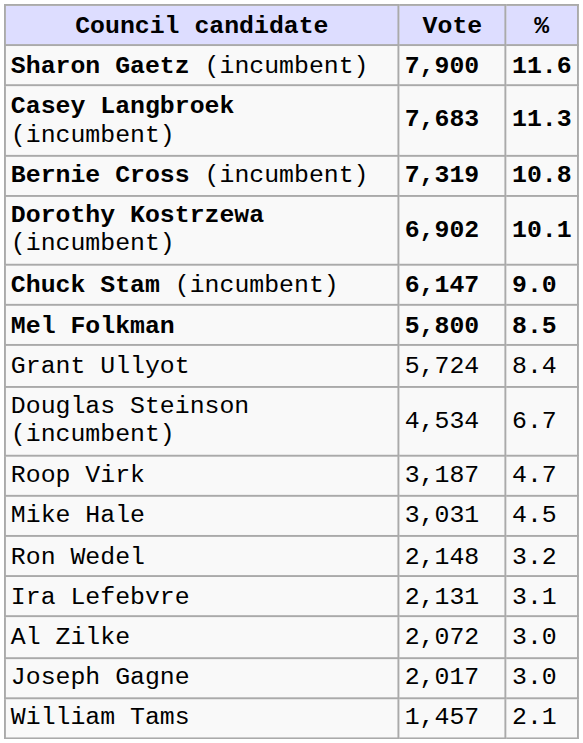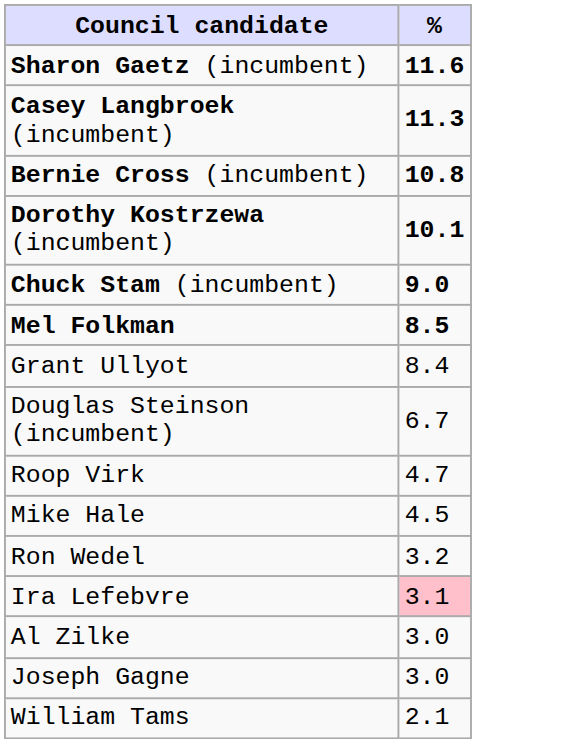- column: (452, 25)
(534, 597) no background -> (427, 597) pink background
